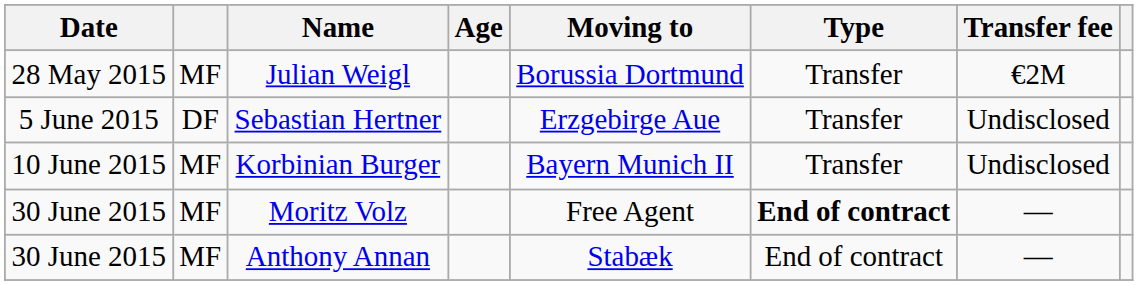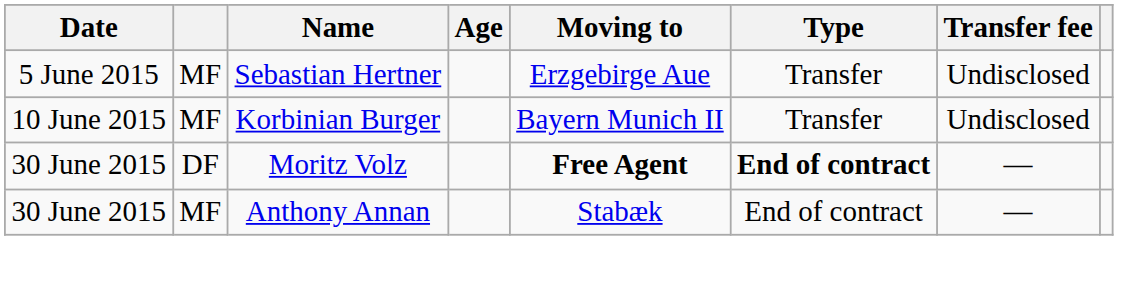- row: (338, 73)
(200, 119) DF -> (200, 73) MF
(200, 211) MF -> (200, 165) DF
(630, 211) normal -> (620, 165) bold
